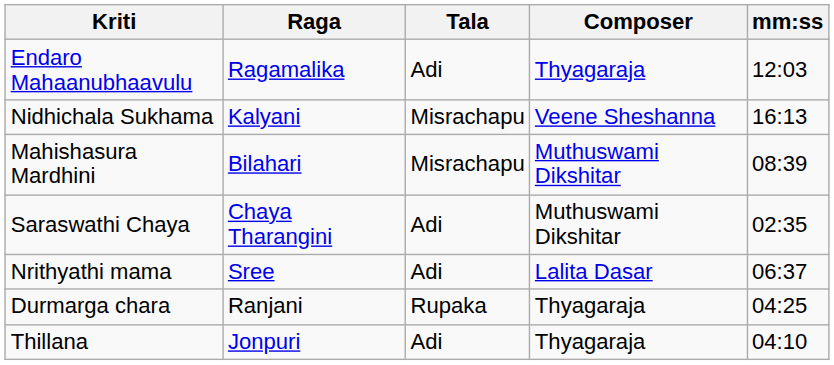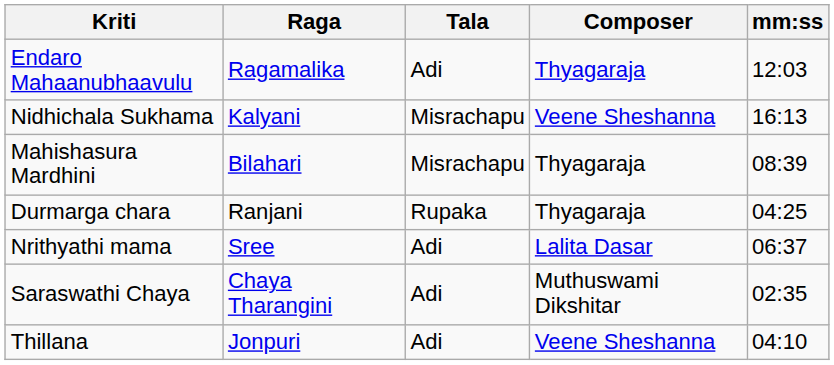(597, 164) Muthuswami Dikshitar -> (590, 164) Thyagaraja
rows swapped: (90, 306) <-> (100, 224)
(590, 341) Thyagaraja -> (625, 341) Veene Sheshanna
